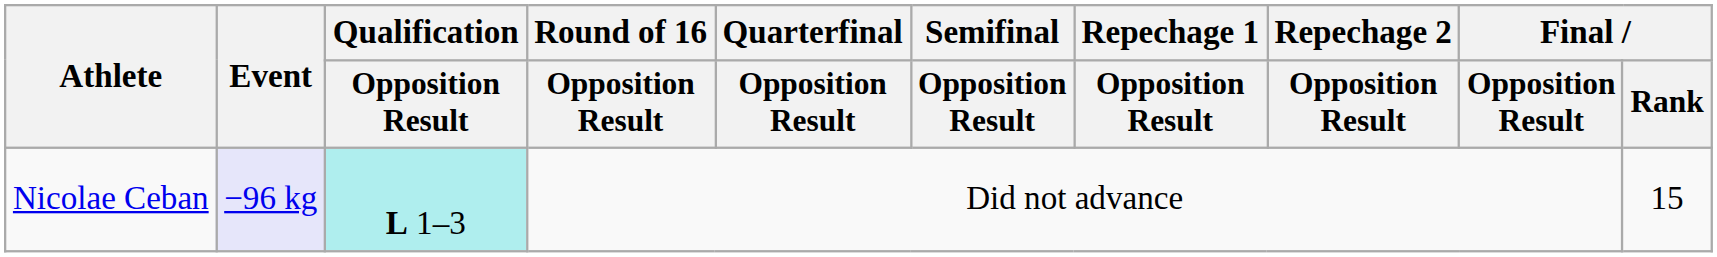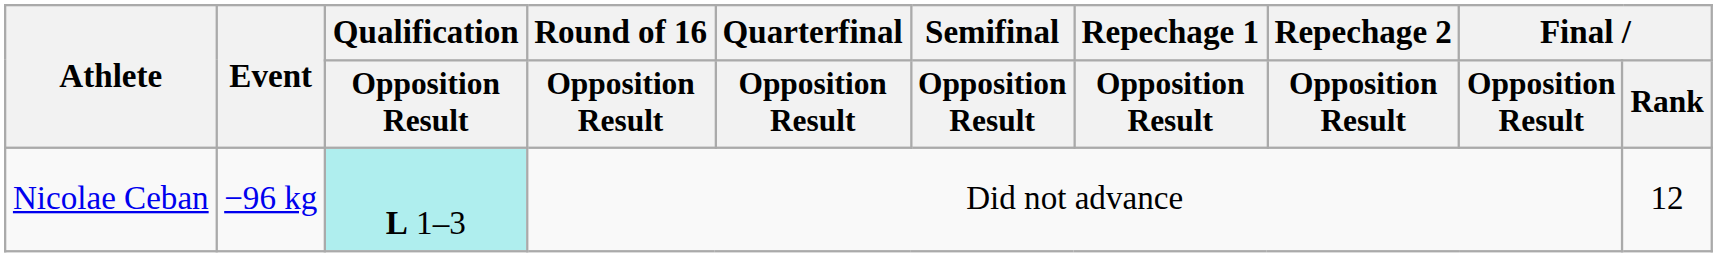(271, 199) lavender background -> (271, 199) no background
(1667, 199) 15 -> (1667, 199) 12
